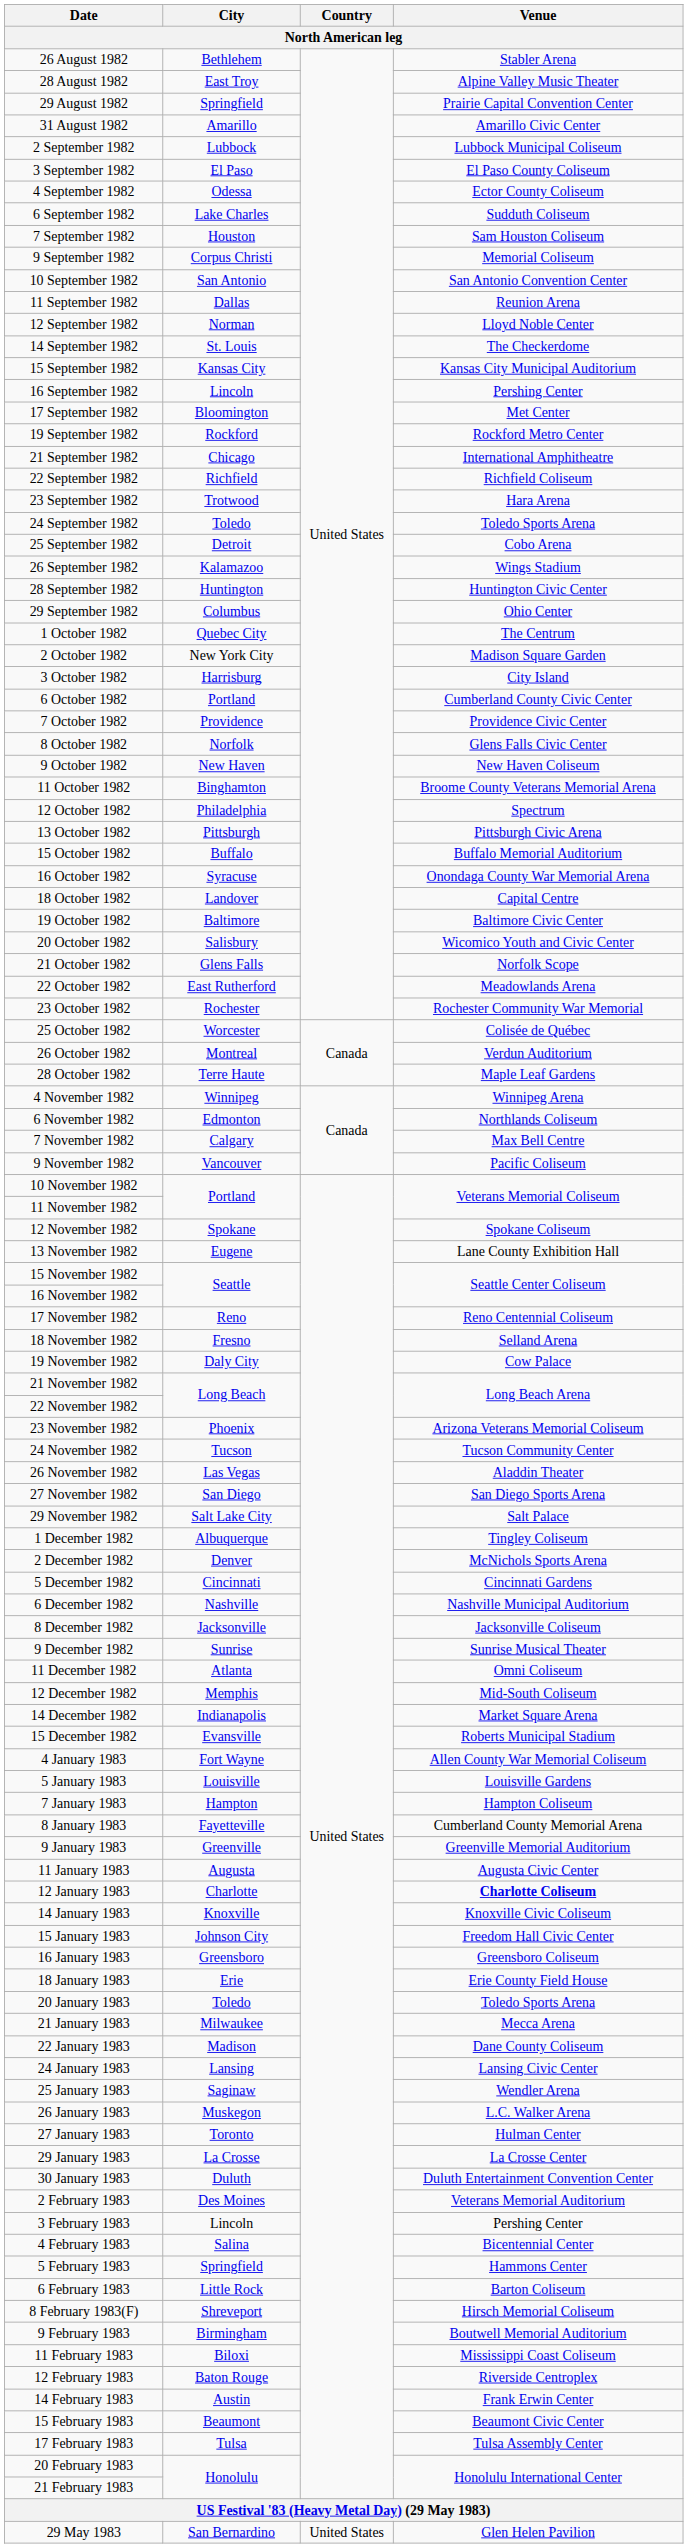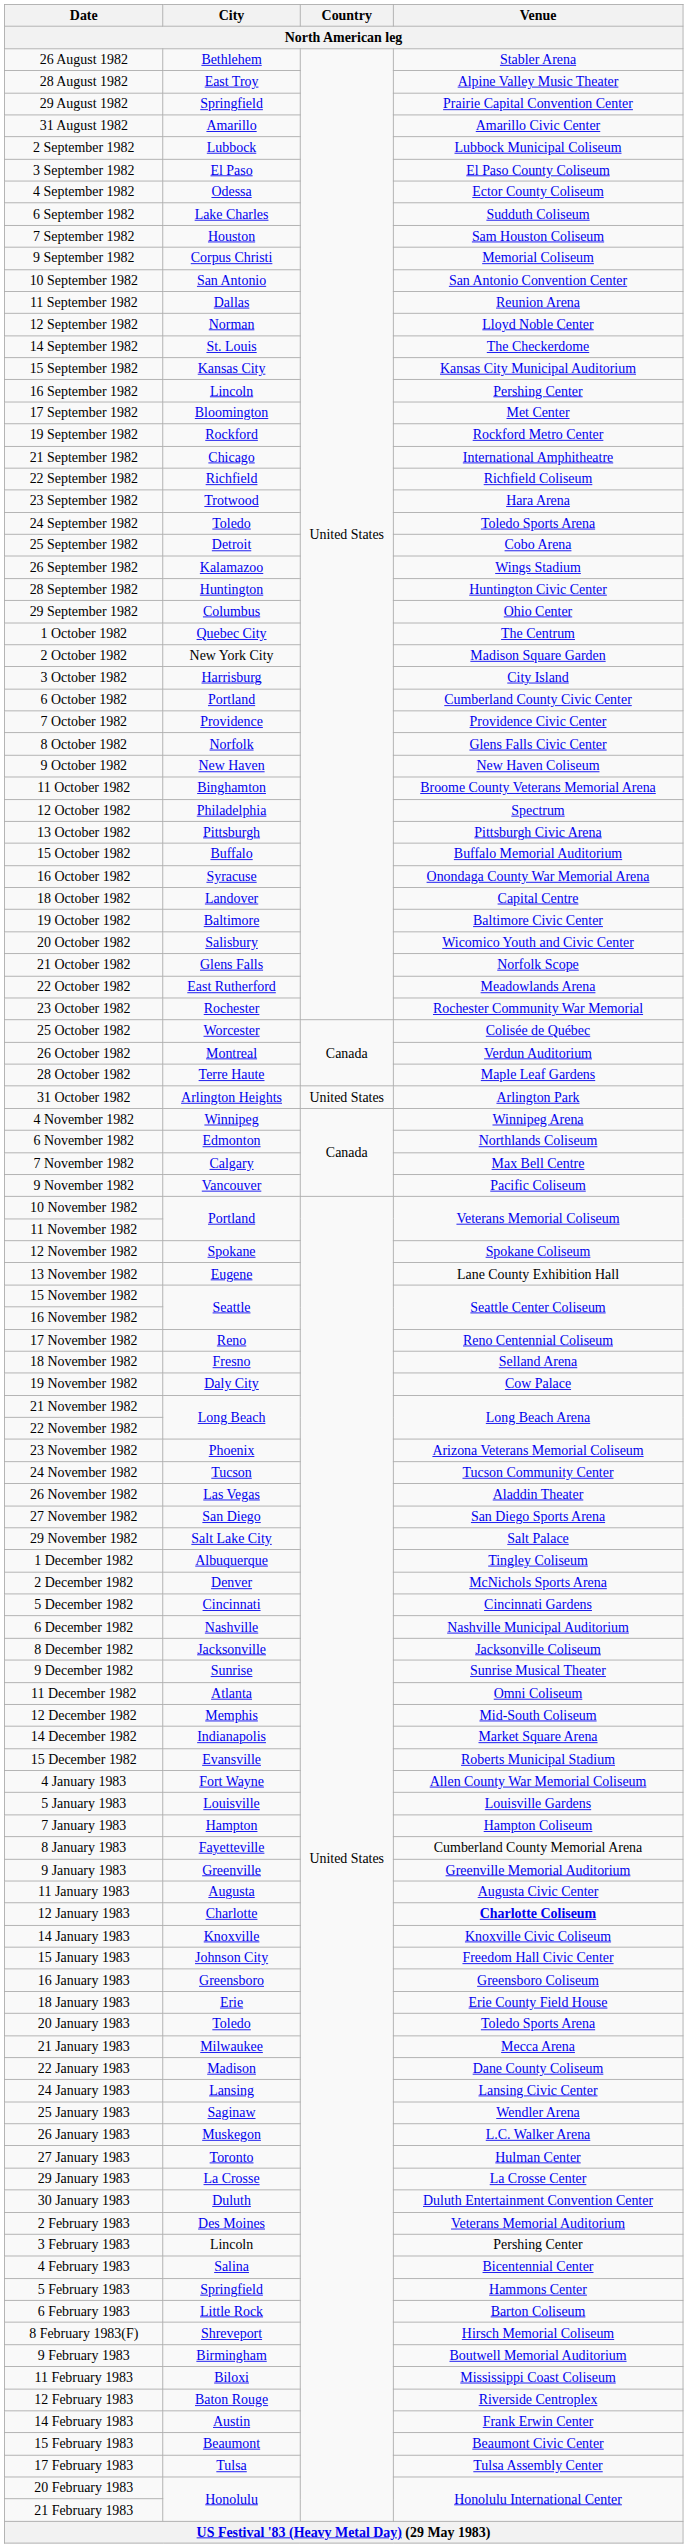+ row: (84, 1097)
- row: (84, 2532)
